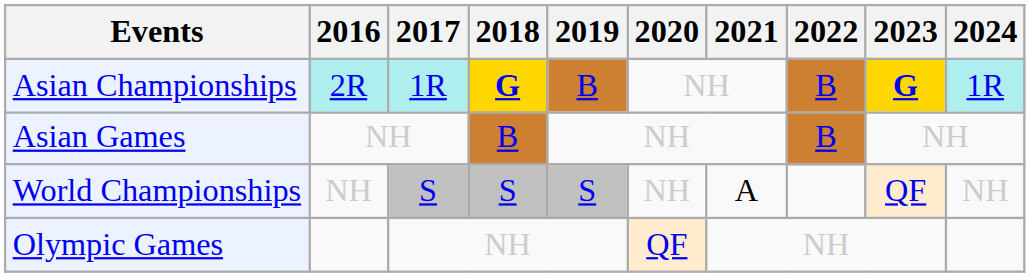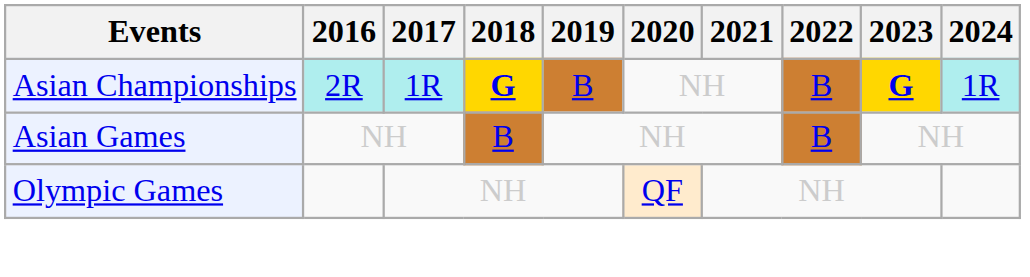- row: (157, 191)
